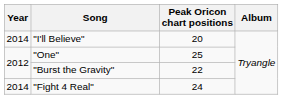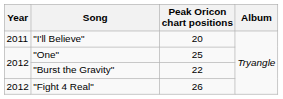(18, 39) 2014 -> (17, 39) 2011
(18, 86) 2014 -> (18, 86) 2012
(197, 86) 24 -> (197, 86) 26
